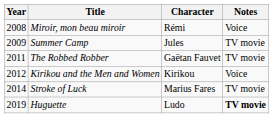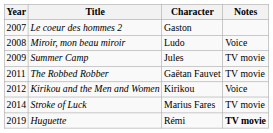+ row: (76, 27)
(175, 27) Rémi -> (174, 43) Ludo
(174, 105) Ludo -> (175, 120) Rémi
